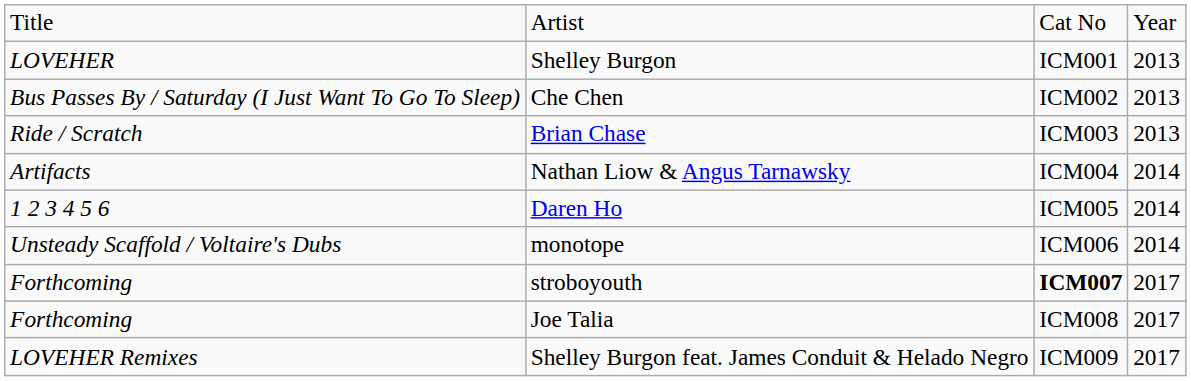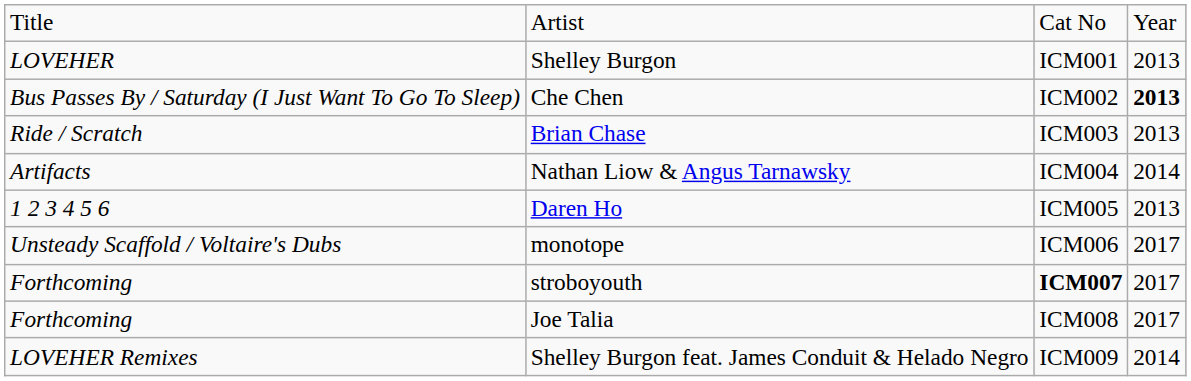(1156, 97) normal -> (1156, 97) bold
(1156, 208) 2014 -> (1156, 208) 2013
(1156, 245) 2014 -> (1156, 245) 2017
(1156, 356) 2017 -> (1156, 356) 2014
